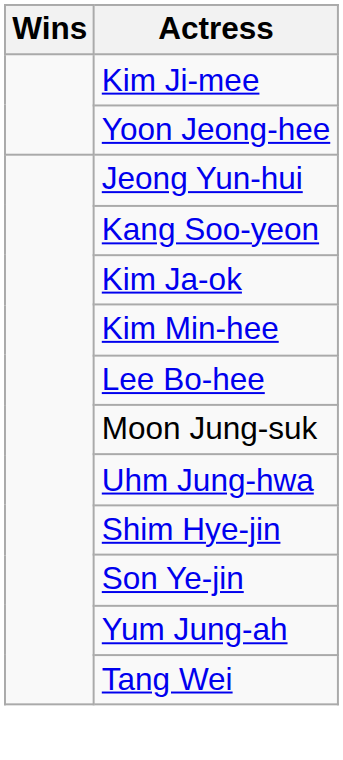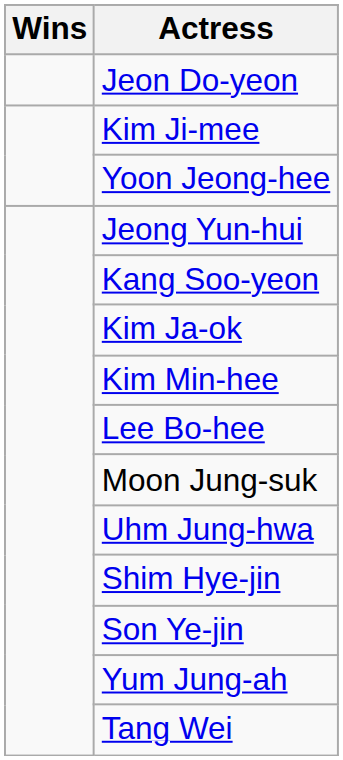+ row: (200, 79)
